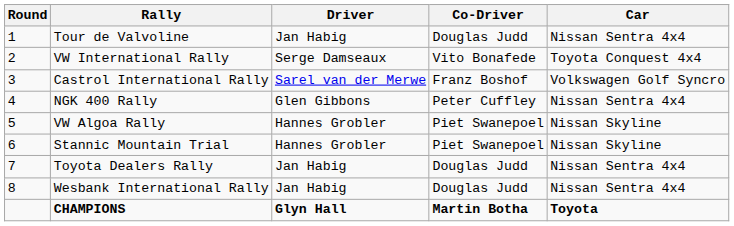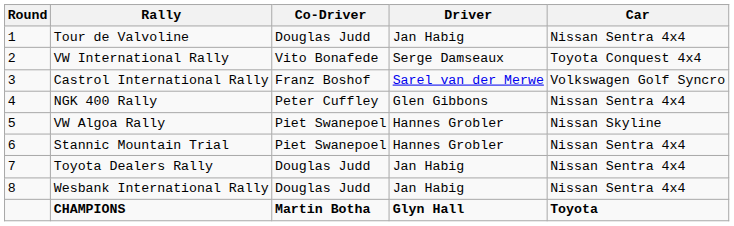columns swapped: (351, 15) <-> (488, 15)
(606, 145) Nissan Skyline -> (618, 145) Nissan Sentra 4x4
